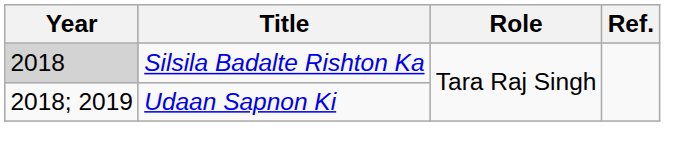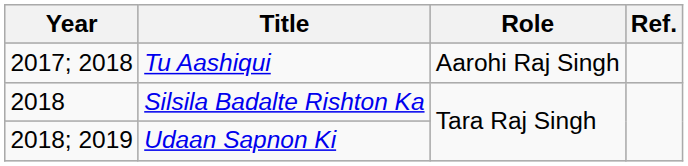+ row: (207, 62)
(38, 62) lightgrey background -> (38, 101) no background
